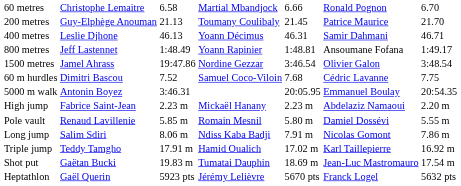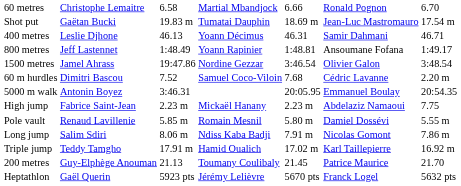rows swapped: (27, 21) <-> (21, 162)
(430, 78) 7.75 -> (435, 78) 2.20 m
(435, 106) 2.20 m -> (430, 106) 7.75
